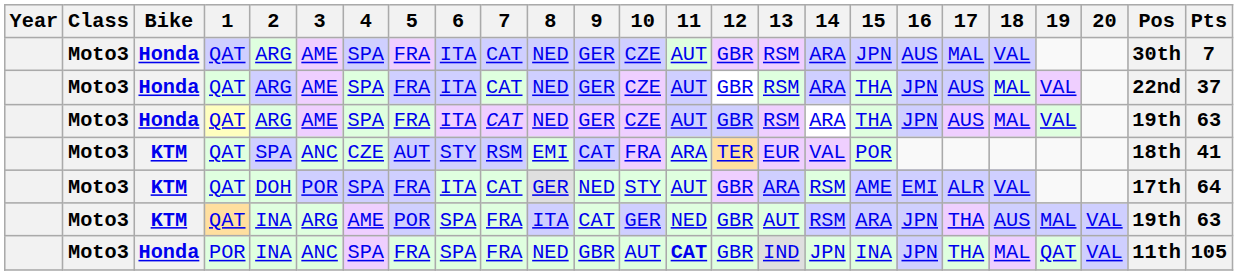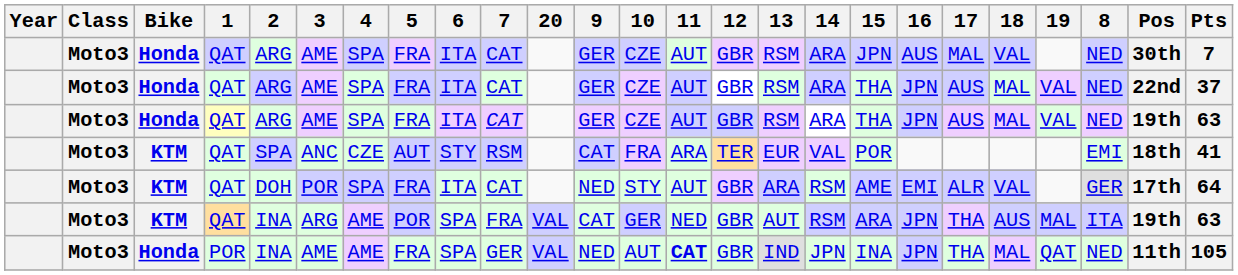columns swapped: (550, 21) <-> (1104, 21)
(320, 253) ANC -> (320, 253) AME
(366, 253) SPA -> (366, 253) AME
(504, 253) FRA -> (504, 253) GER
(597, 253) GBR -> (597, 253) NED
